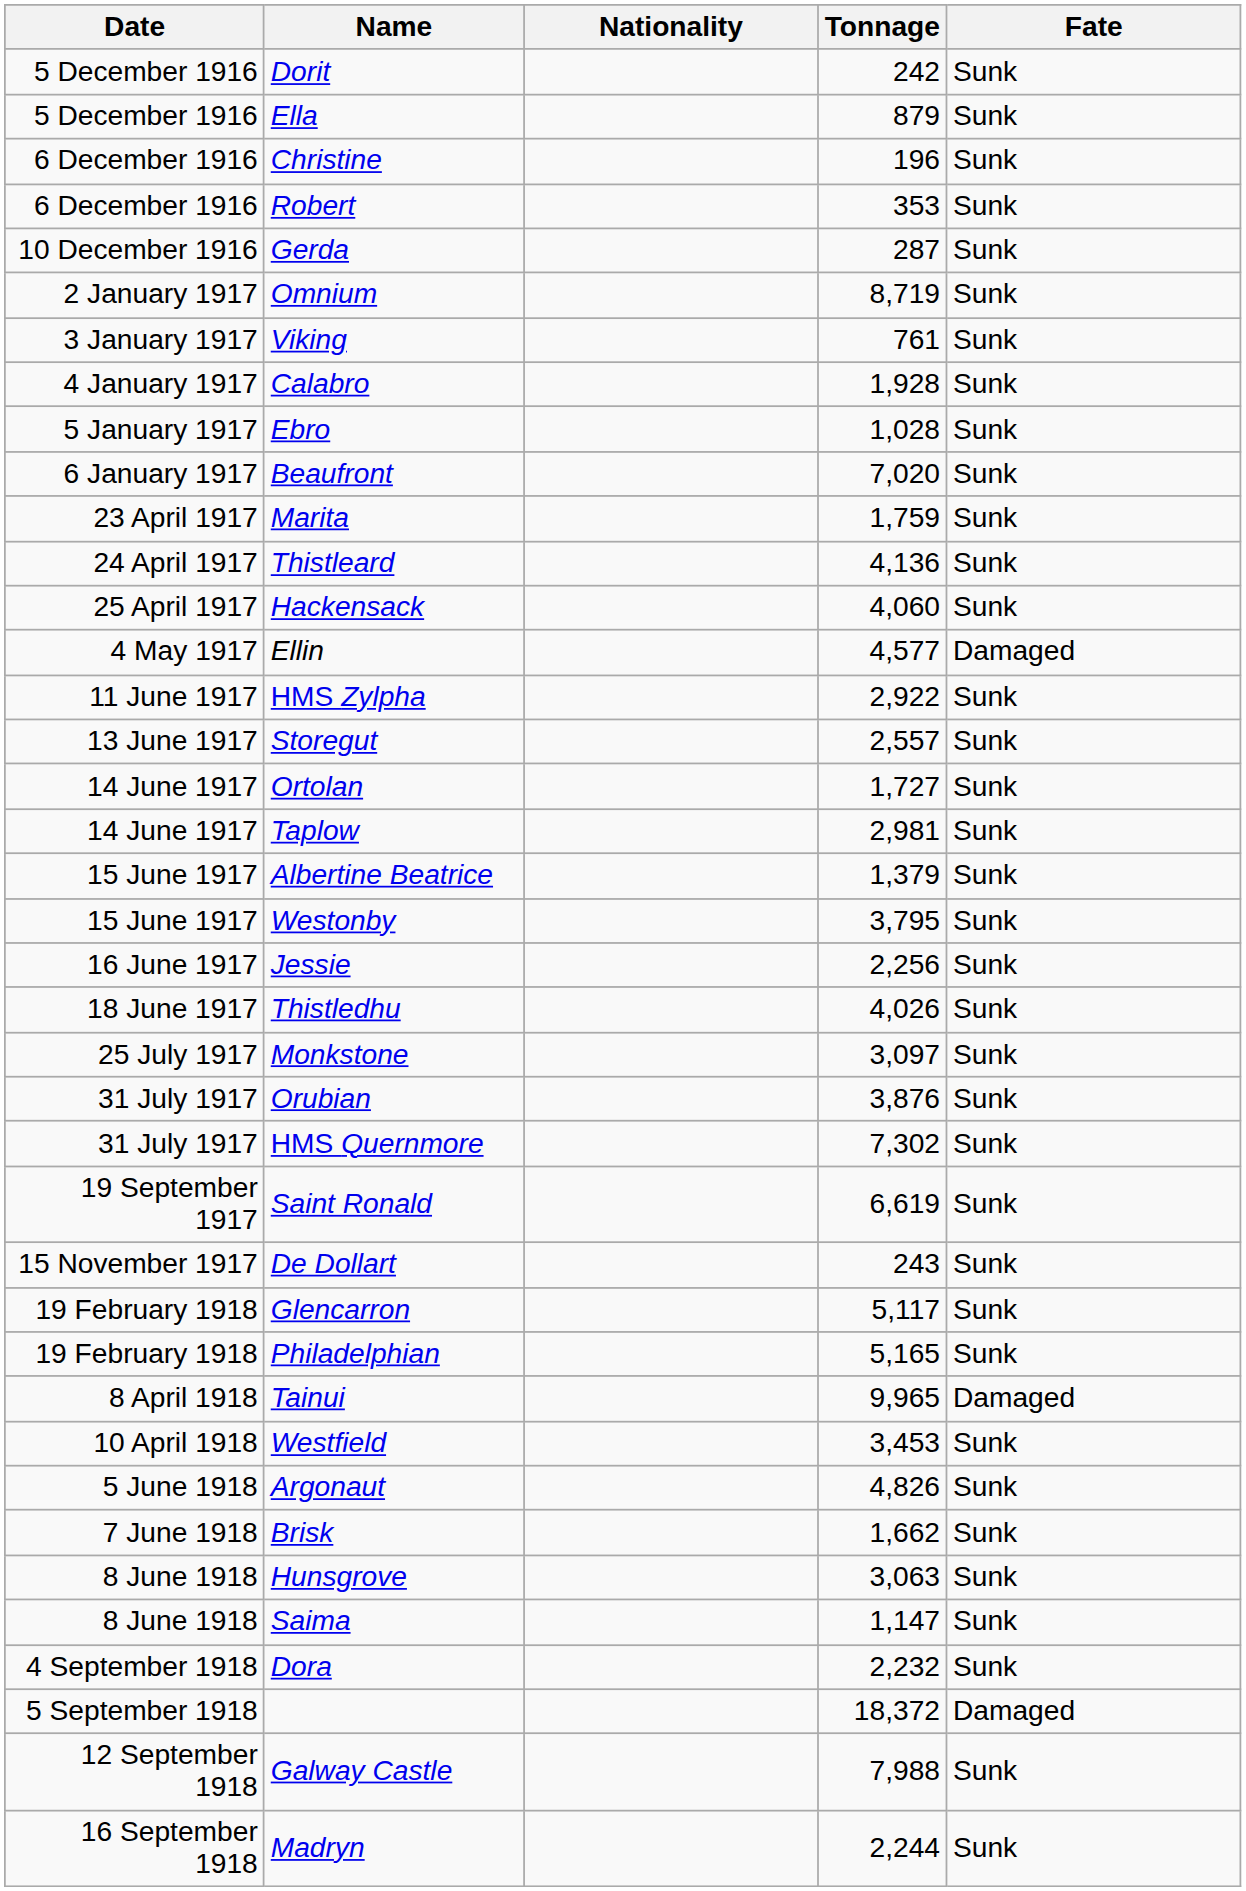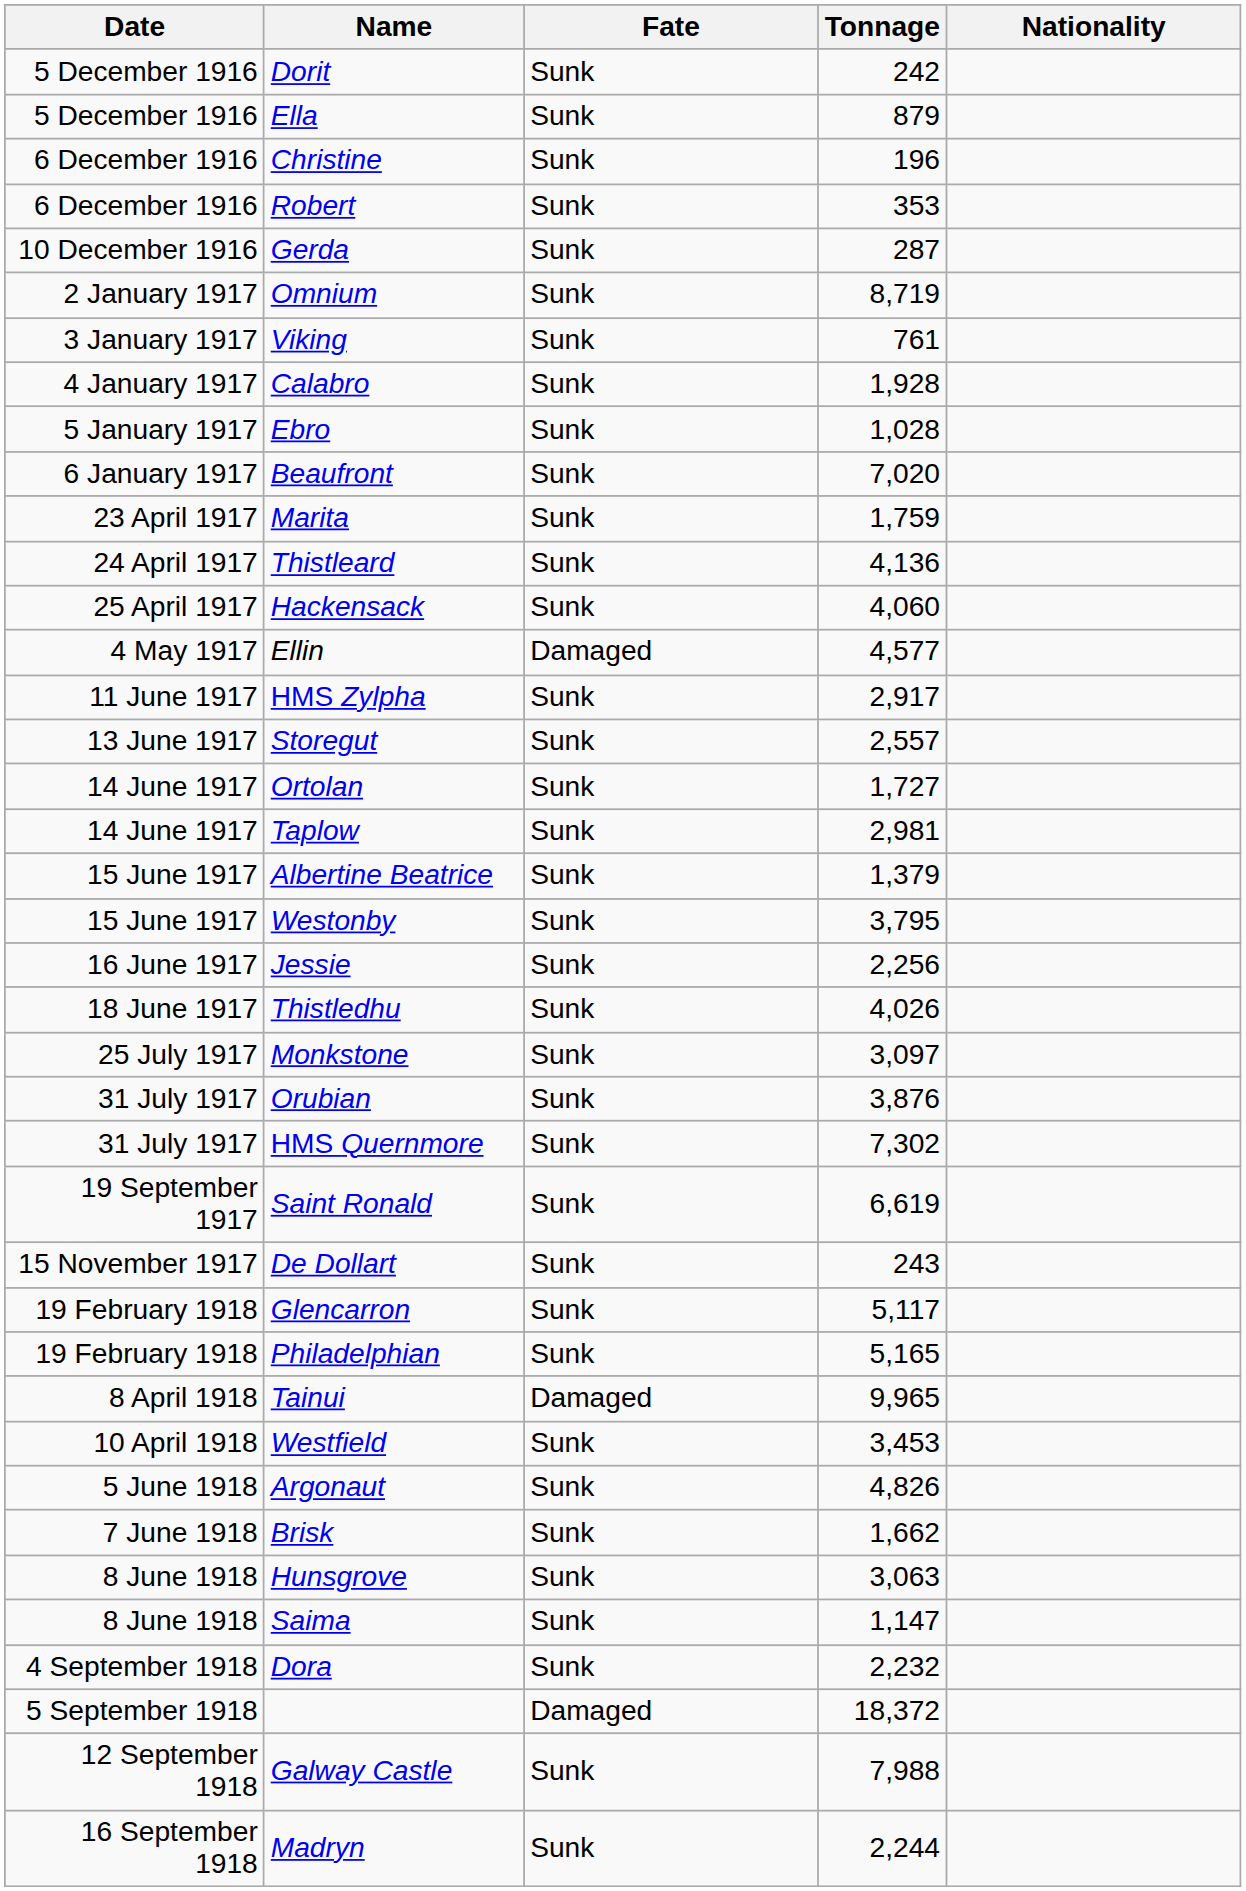columns swapped: (671, 26) <-> (1094, 26)
(905, 696) 2,922 -> (905, 696) 2,917
